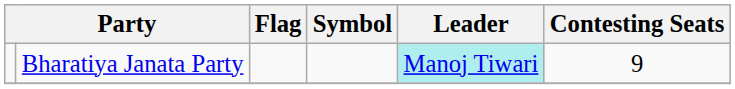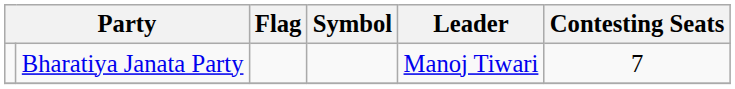(471, 63) paleturquoise background -> (471, 63) no background
(637, 63) 9 -> (637, 63) 7
